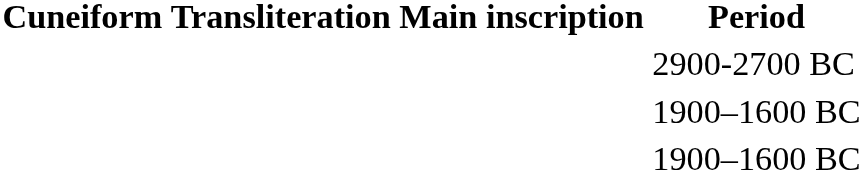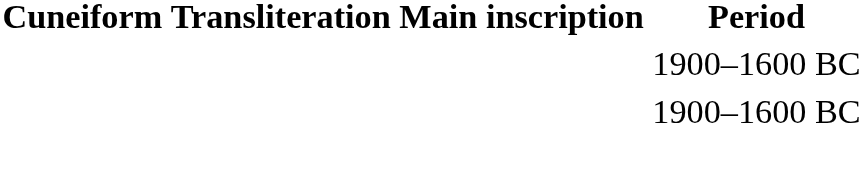- row: (82, 65)
